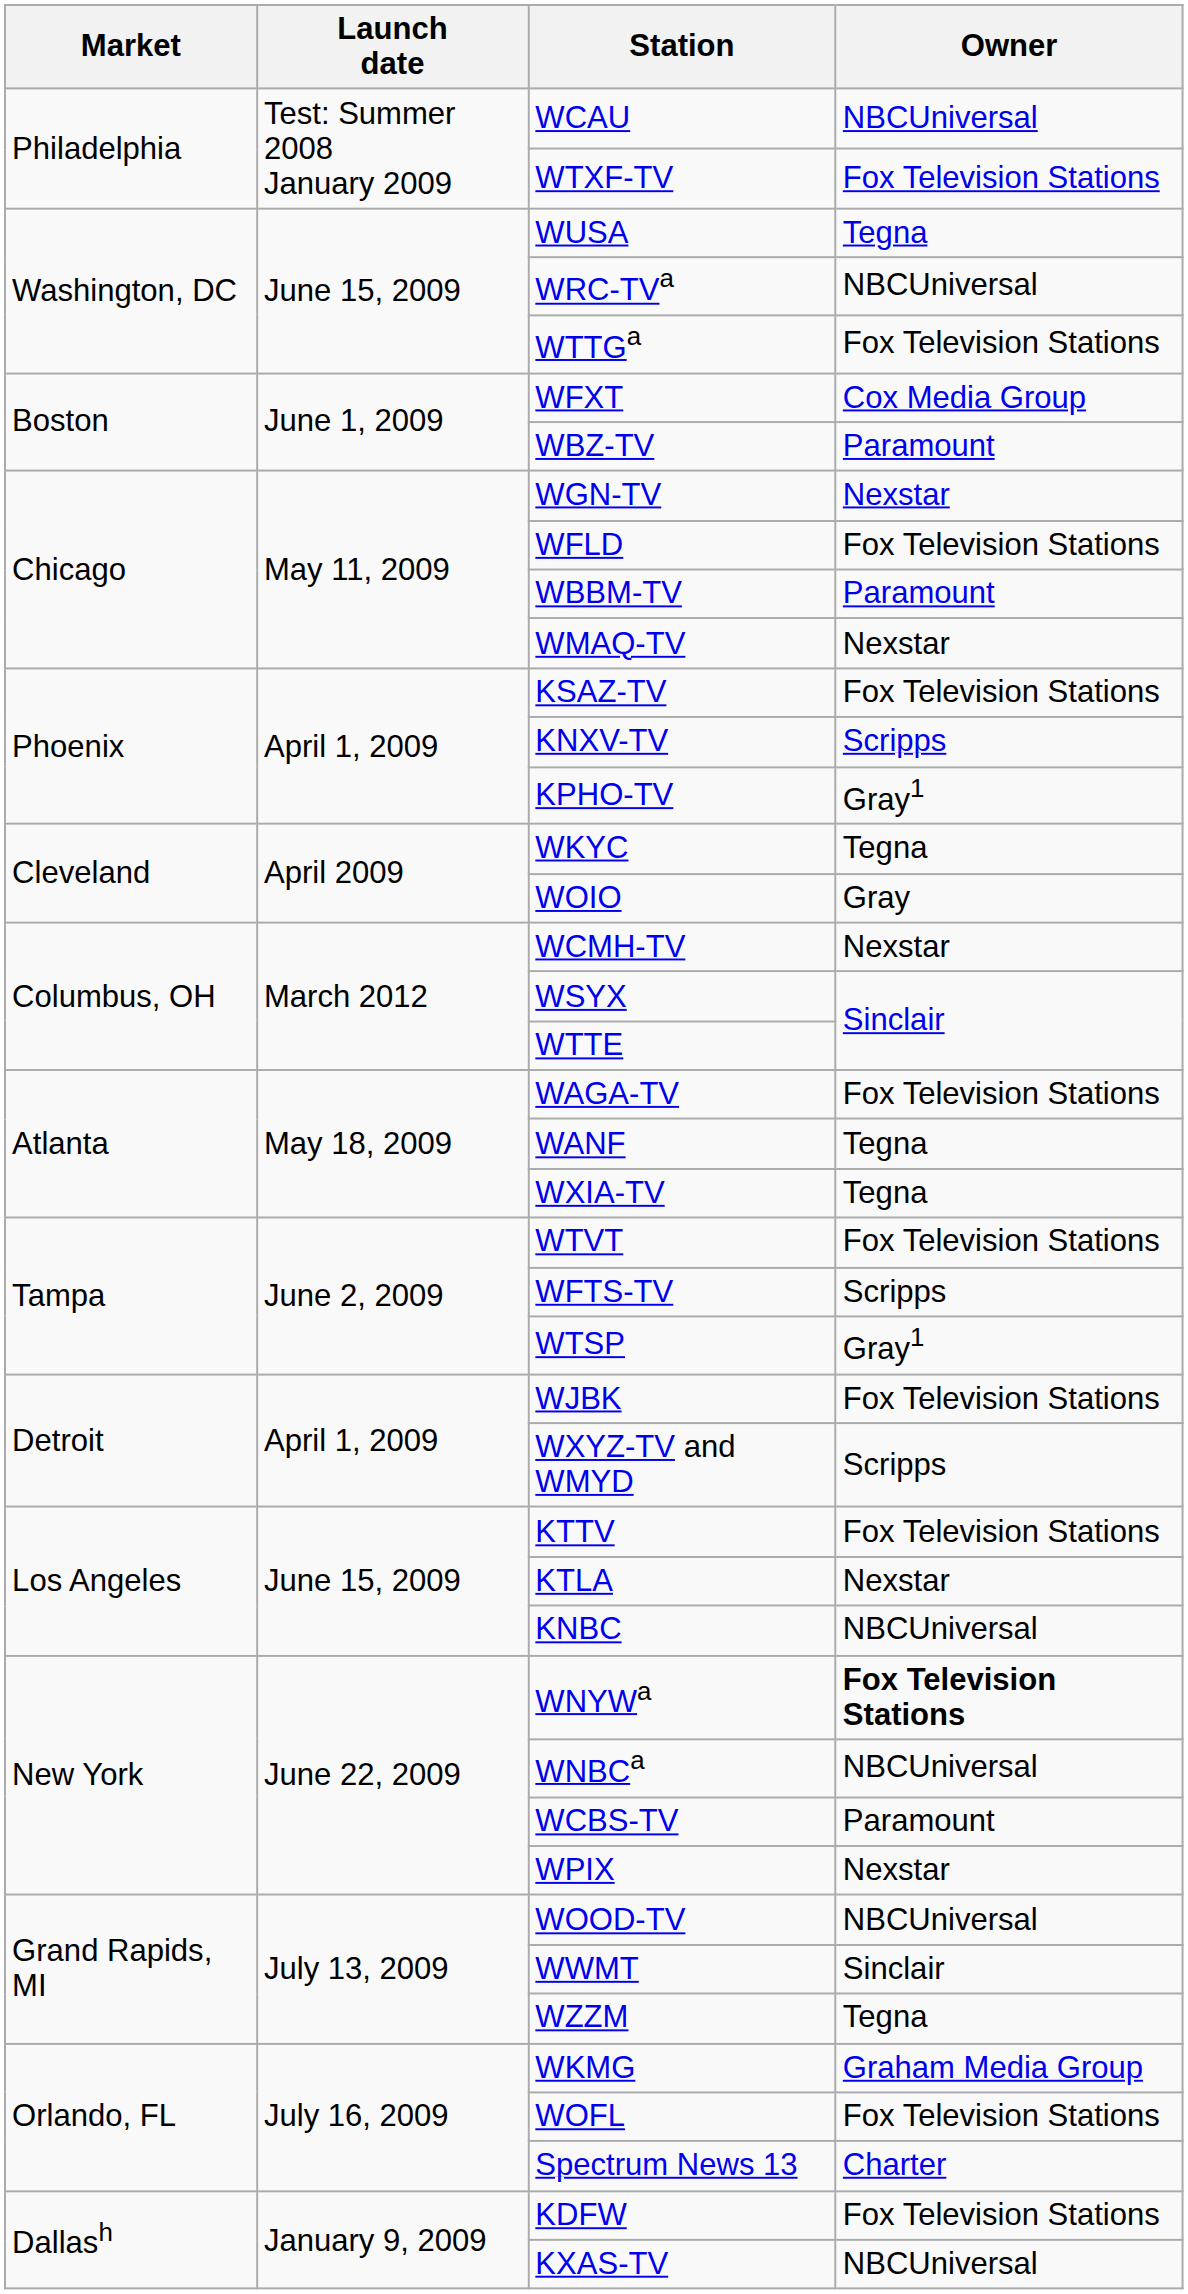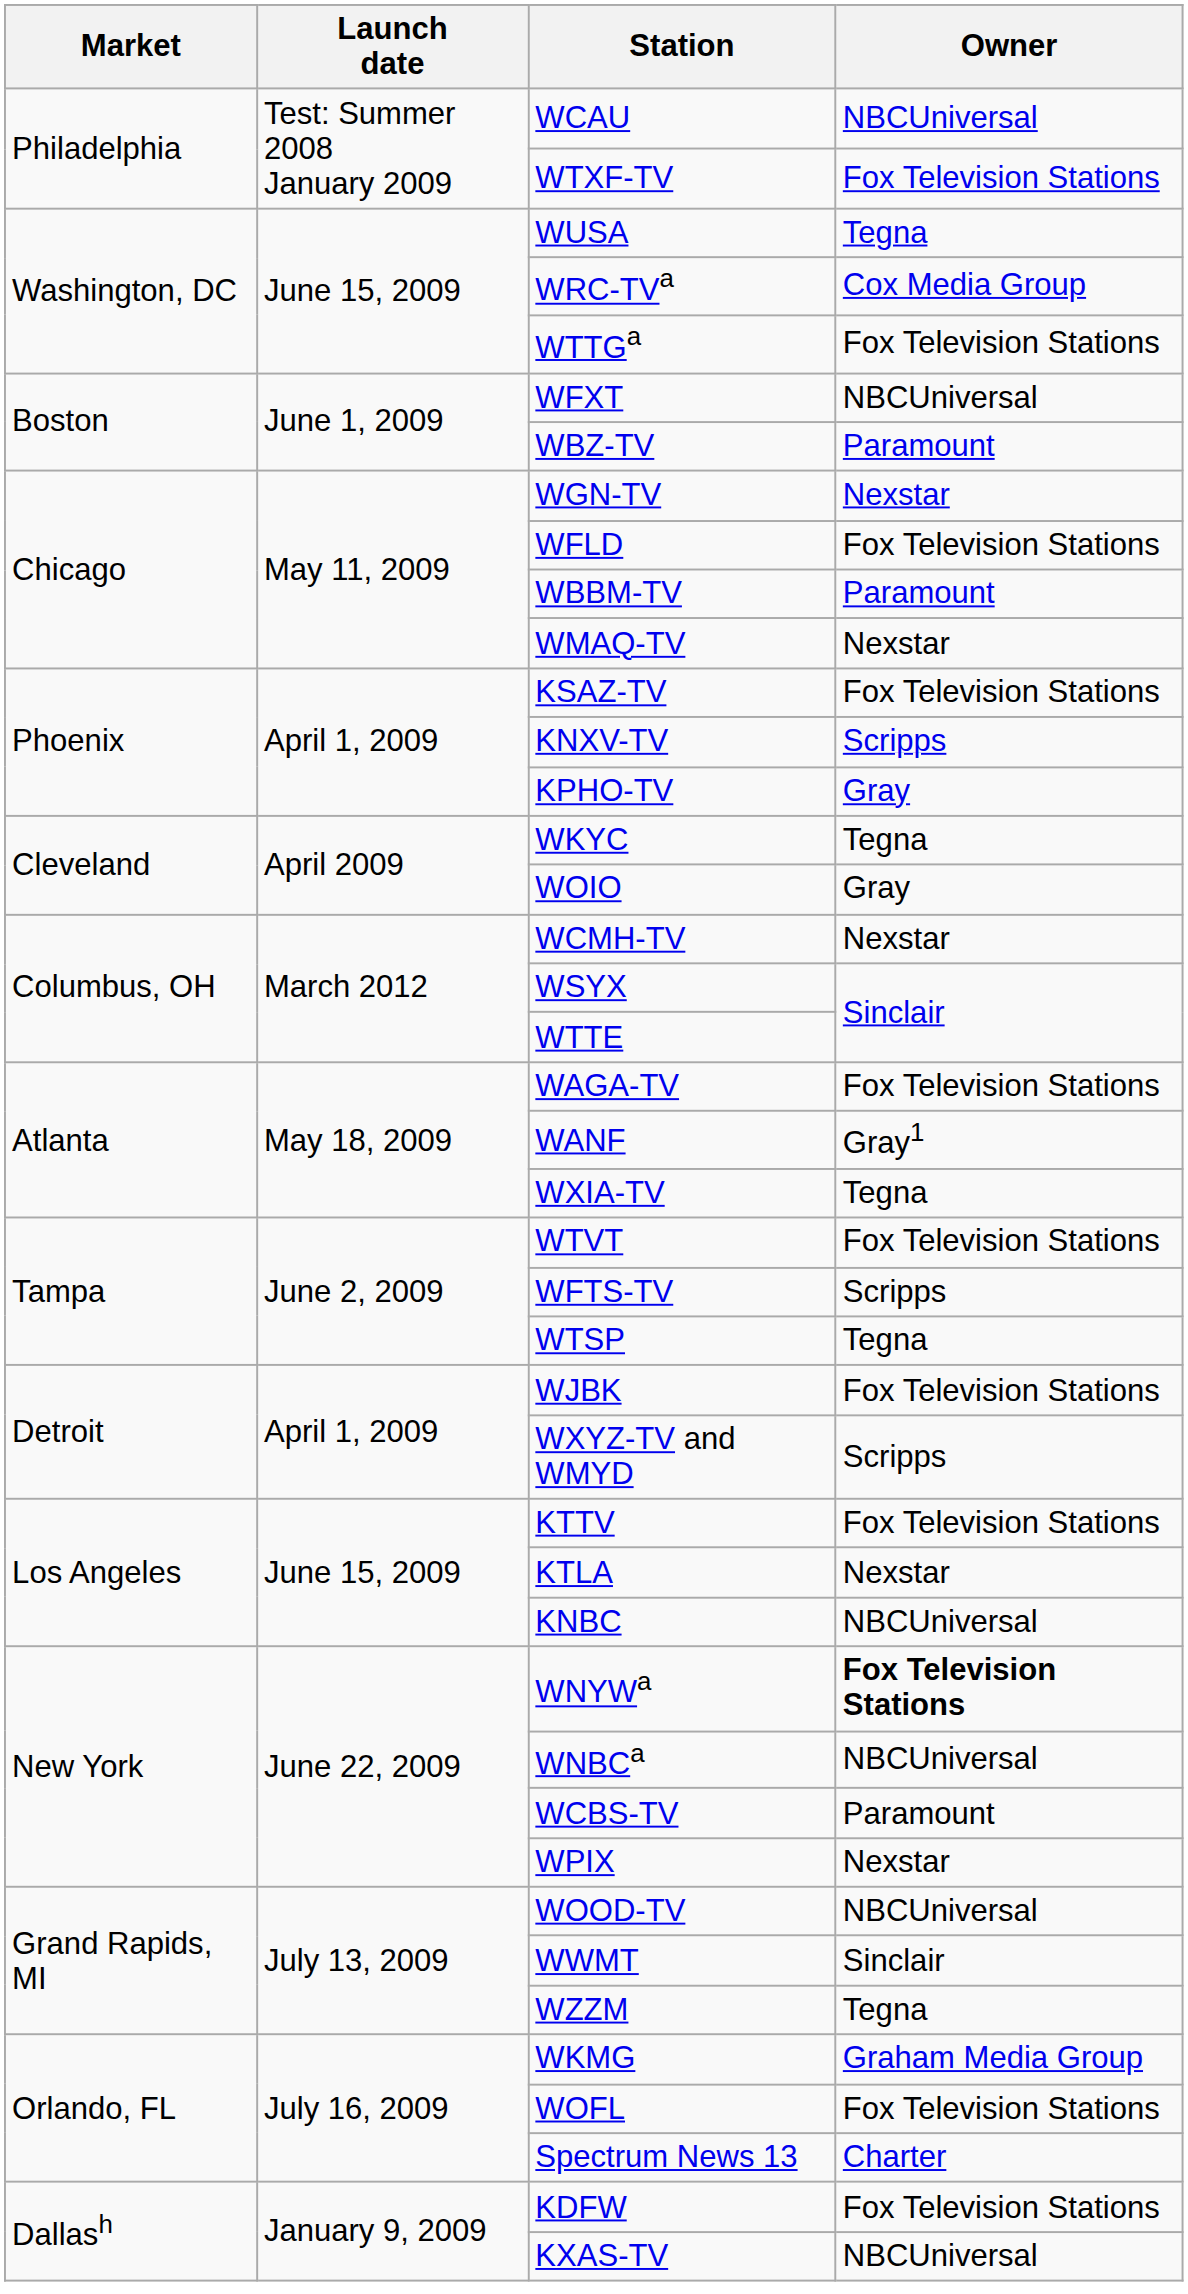(940, 285) NBCUniversal -> (964, 285) Cox Media Group
(964, 396) Cox Media Group -> (940, 396) NBCUniversal
(884, 794) Gray1 -> (876, 790) Gray
(885, 1143) Tegna -> (884, 1139) Gray1
(884, 1344) Gray1 -> (885, 1340) Tegna
